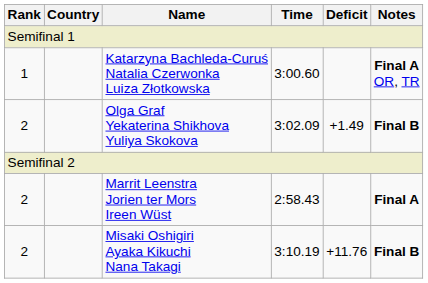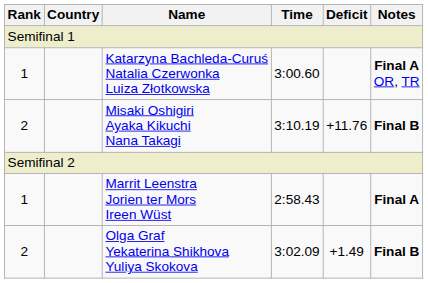rows swapped: (167, 125) <-> (150, 251)
(24, 199) 2 -> (24, 199) 1
